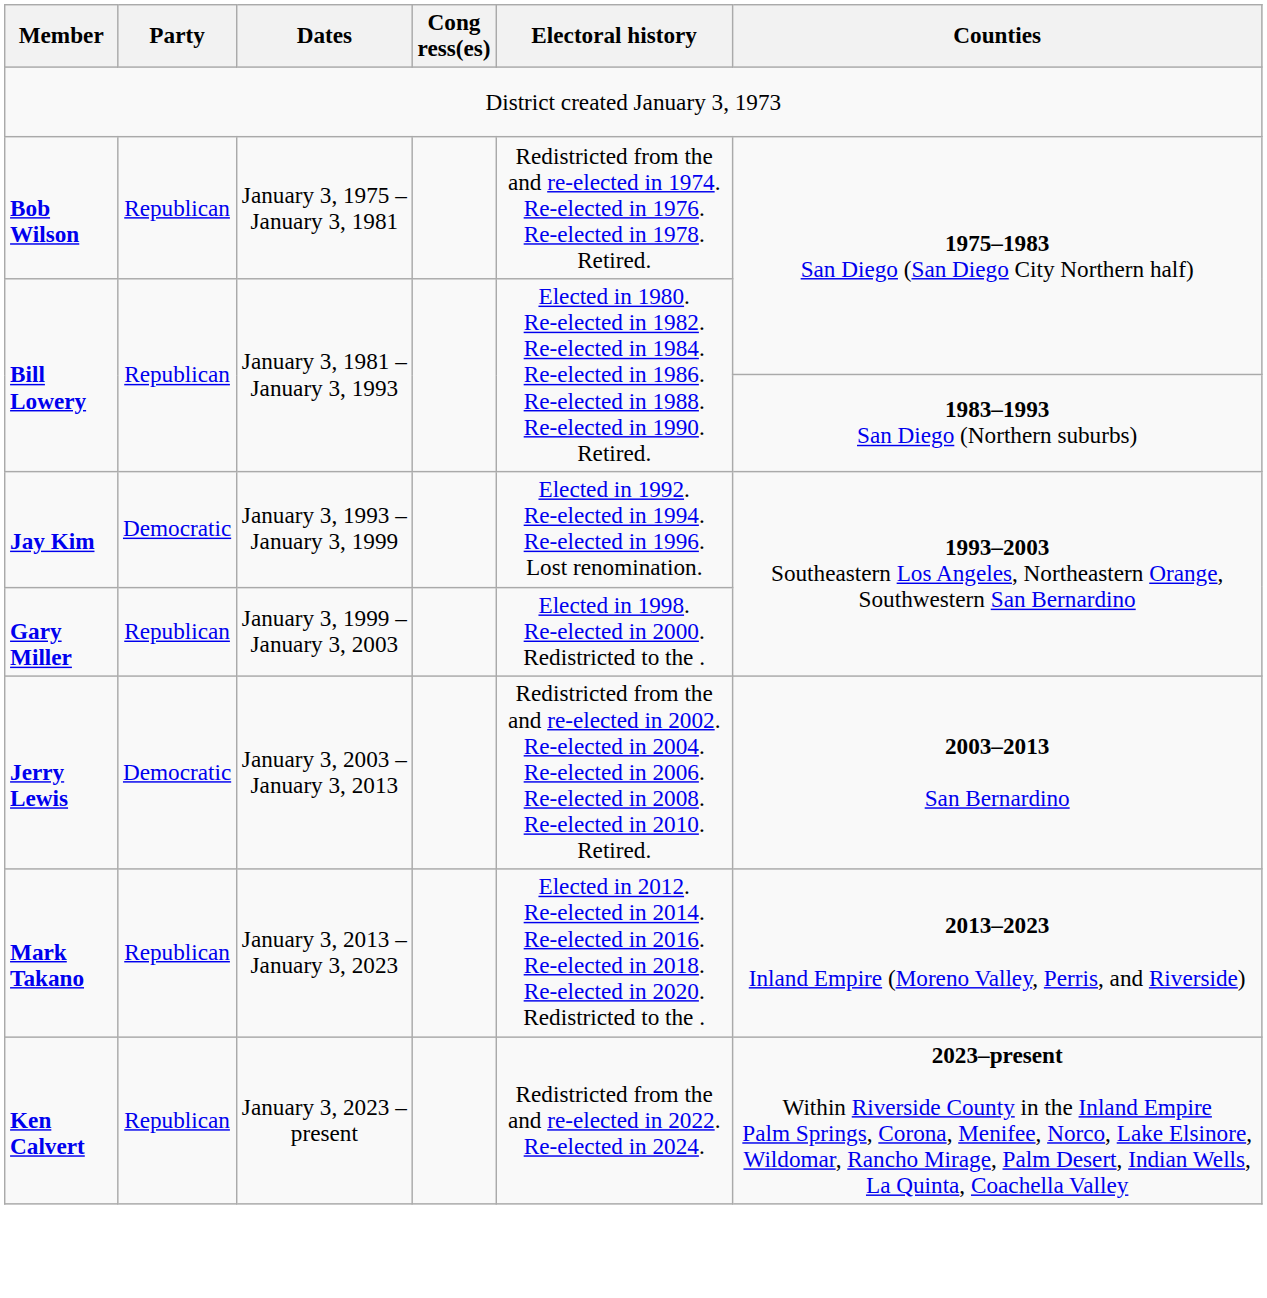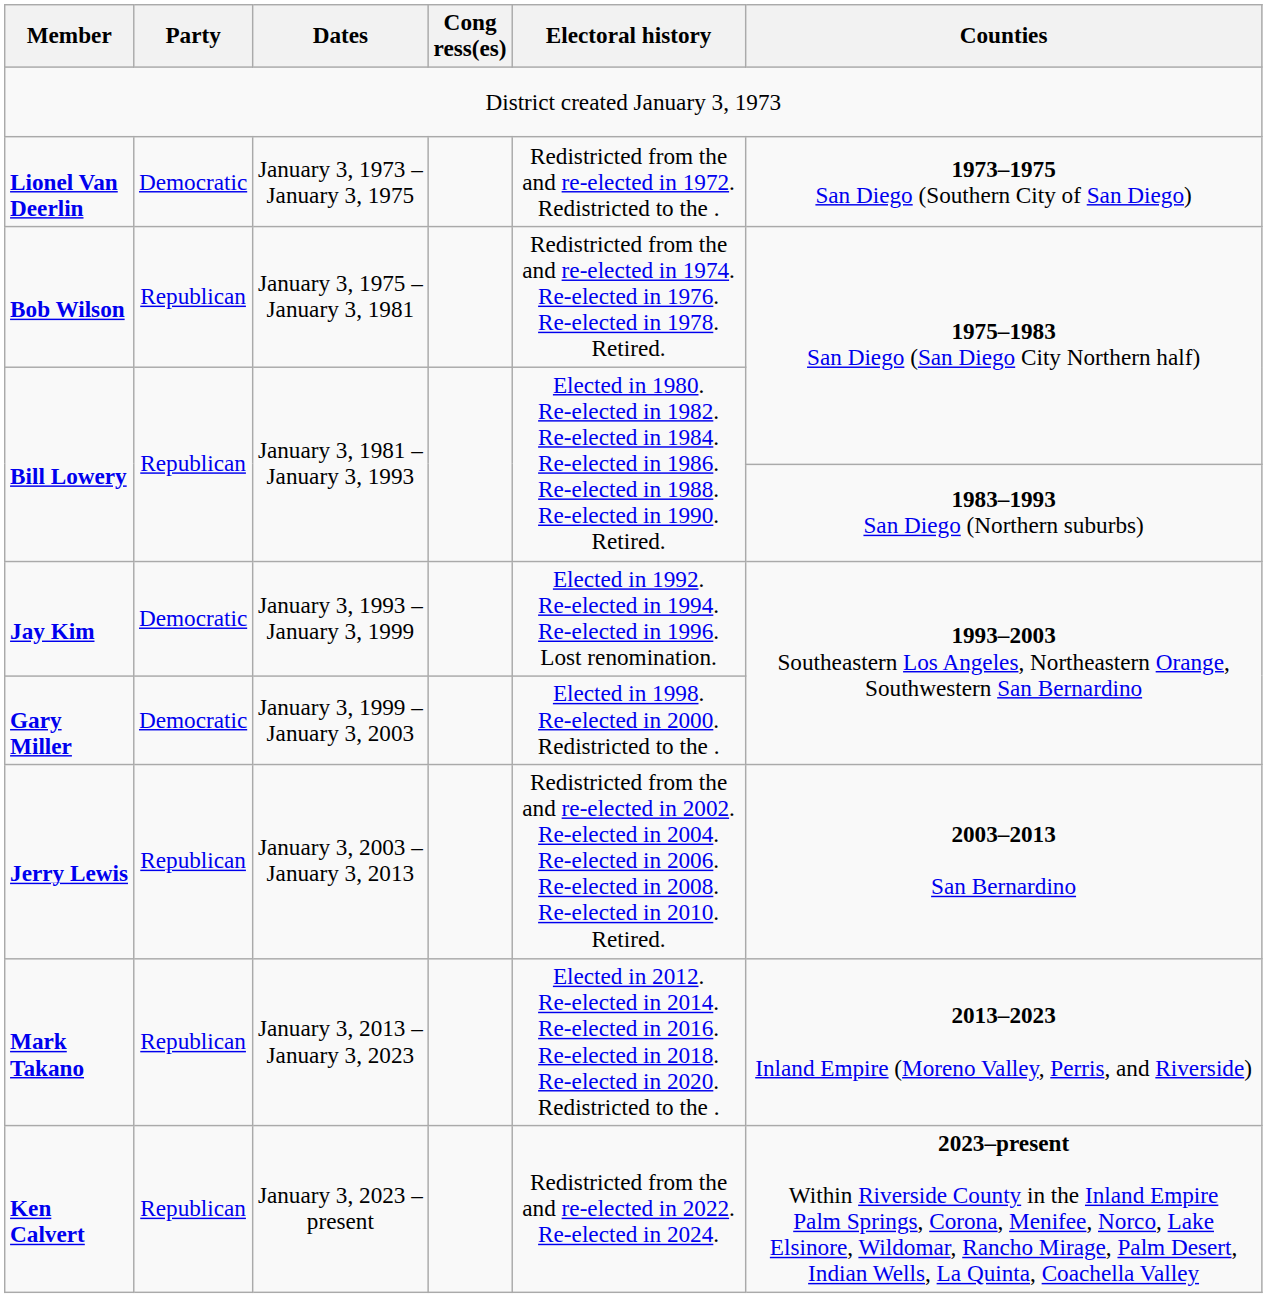+ row: (64, 194)
(177, 631) Republican -> (193, 720) Democratic
(177, 772) Democratic -> (193, 861) Republican
